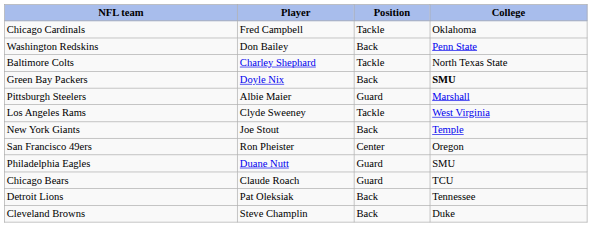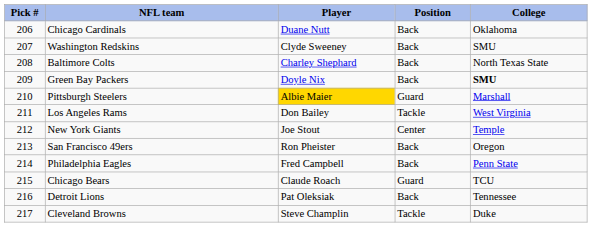+ column: (25, 12)
(271, 29) Fred Campbell -> (305, 29) Duane Nutt
(370, 29) Tackle -> (408, 29) Back
(264, 46) Don Bailey -> (314, 46) Clyde Sweeney
(455, 46) Penn State -> (484, 46) SMU
(370, 63) Tackle -> (408, 63) Back
(266, 96) no background -> (306, 96) gold background
(273, 113) Clyde Sweeney -> (305, 113) Don Bailey
(367, 130) Back -> (411, 130) Center
(370, 146) Center -> (408, 146) Back
(264, 163) Duane Nutt -> (312, 163) Fred Campbell
(370, 163) Guard -> (408, 163) Back
(444, 163) SMU -> (495, 163) Penn State
(367, 213) Back -> (411, 213) Tackle
